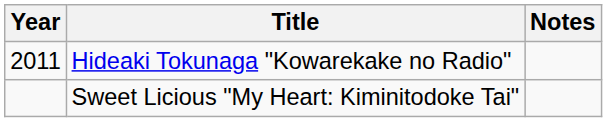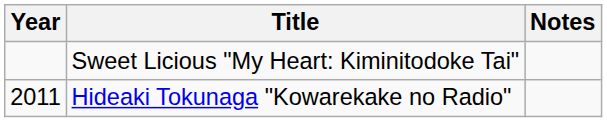rows swapped: (292, 60) <-> (295, 97)
